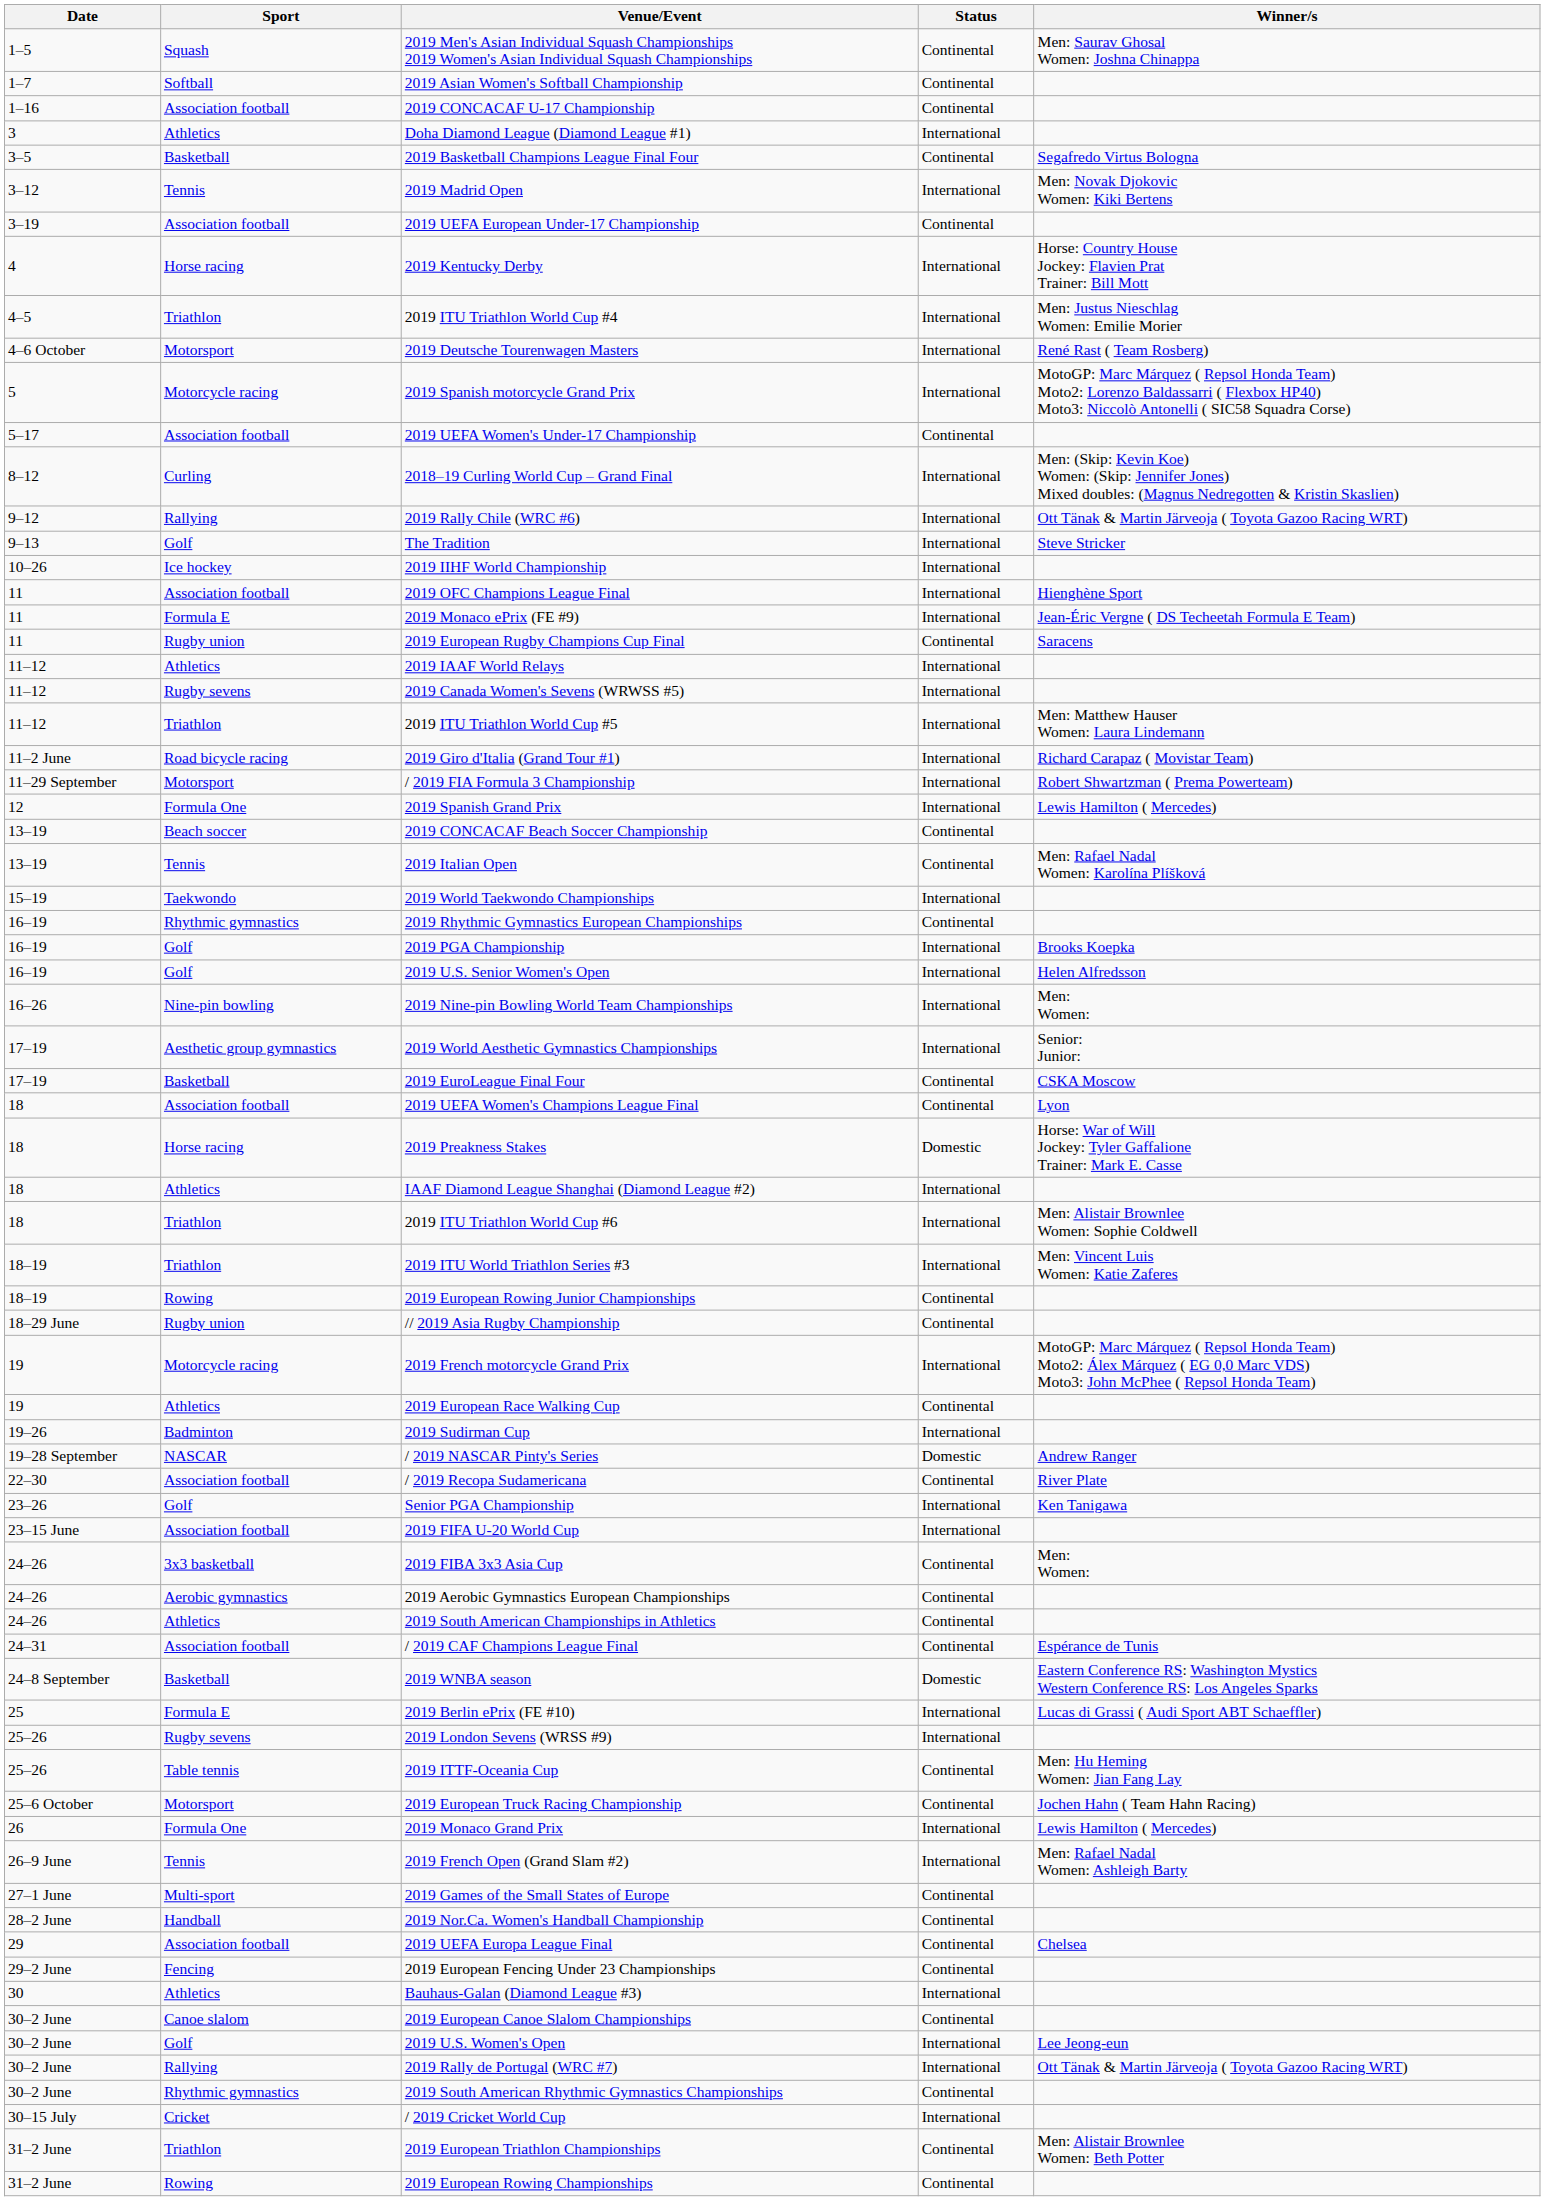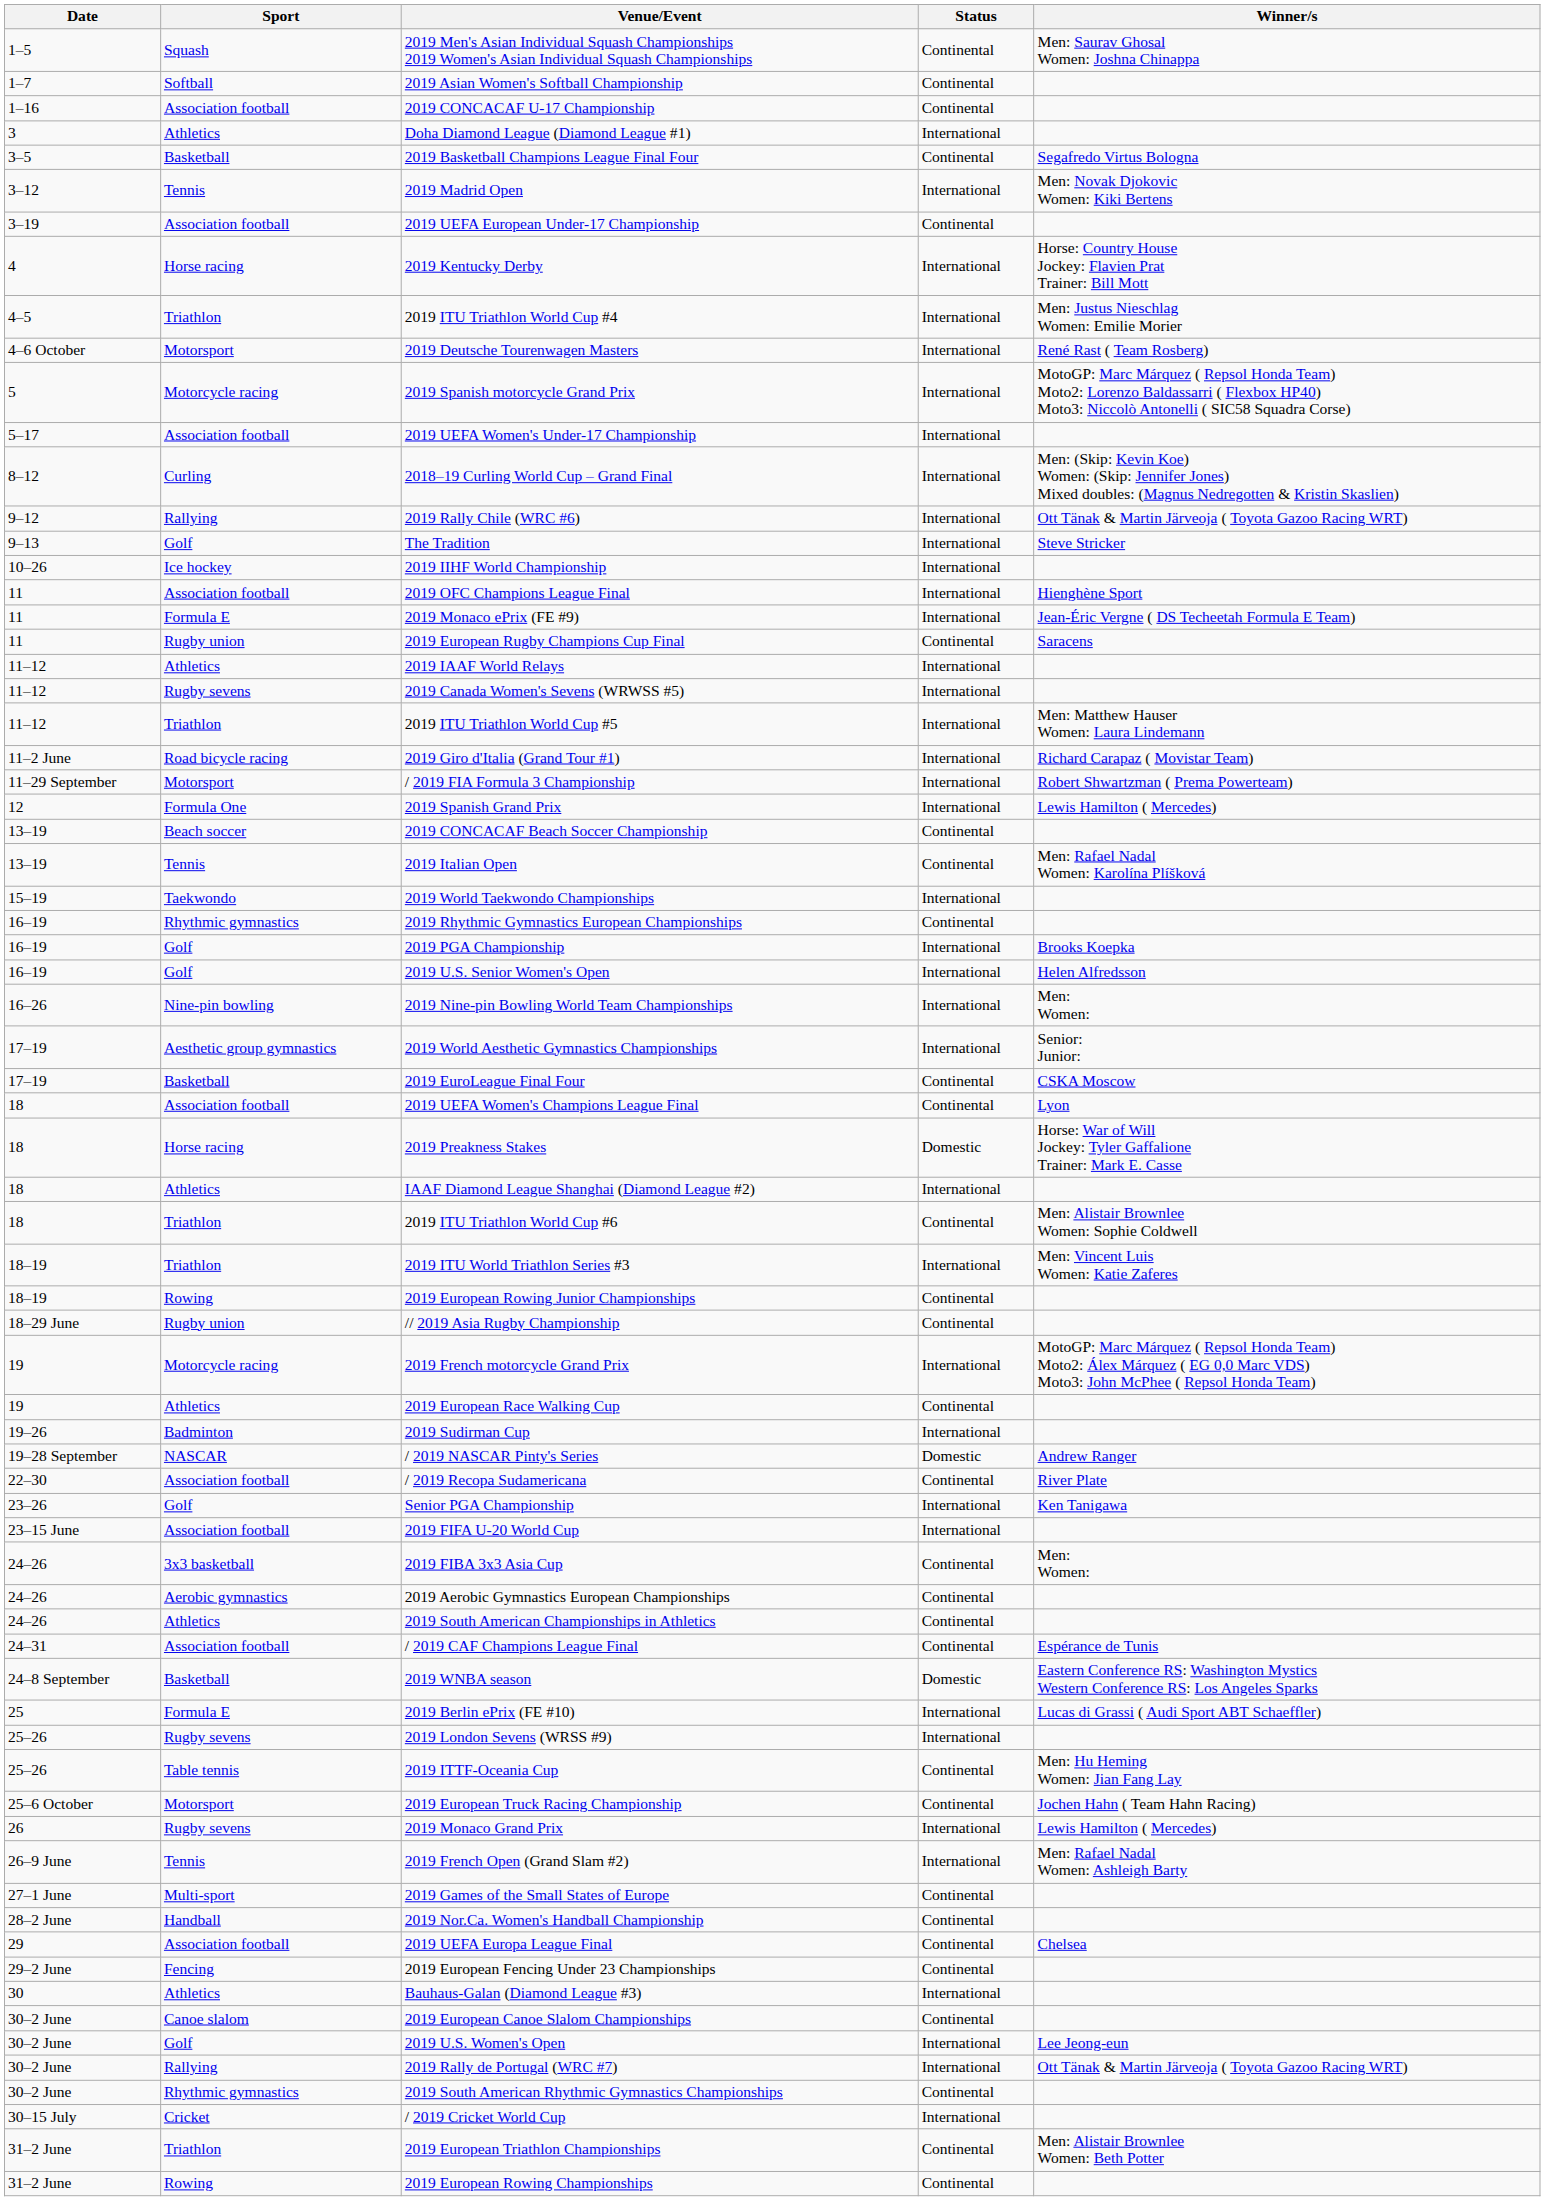(958, 434) Continental -> (961, 434) International
(961, 1222) International -> (958, 1222) Continental
(205, 1828) Formula One -> (207, 1828) Rugby sevens
